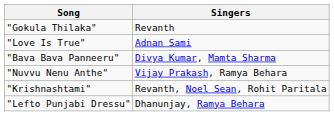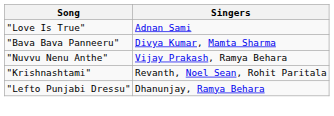- row: (52, 27)
